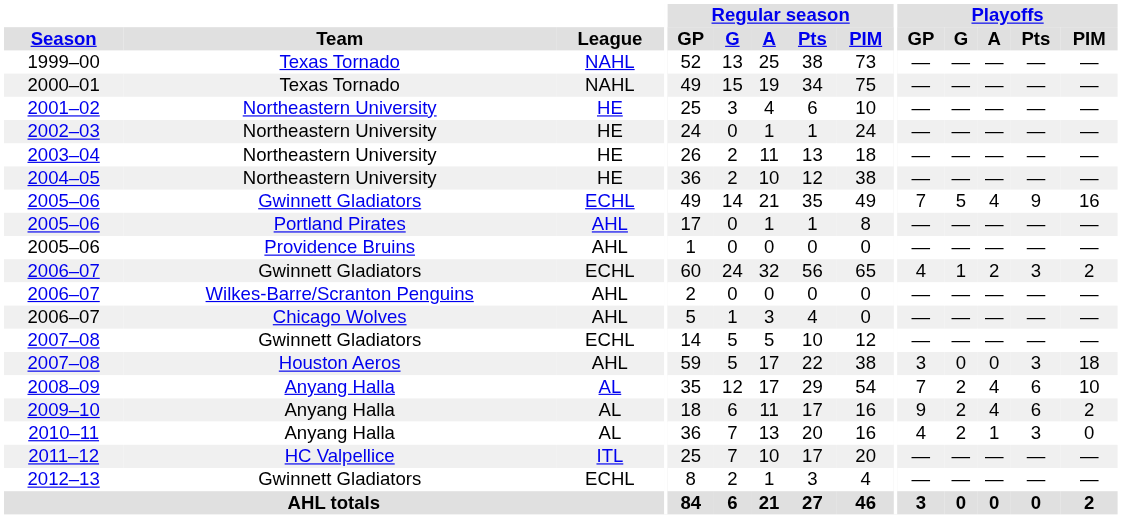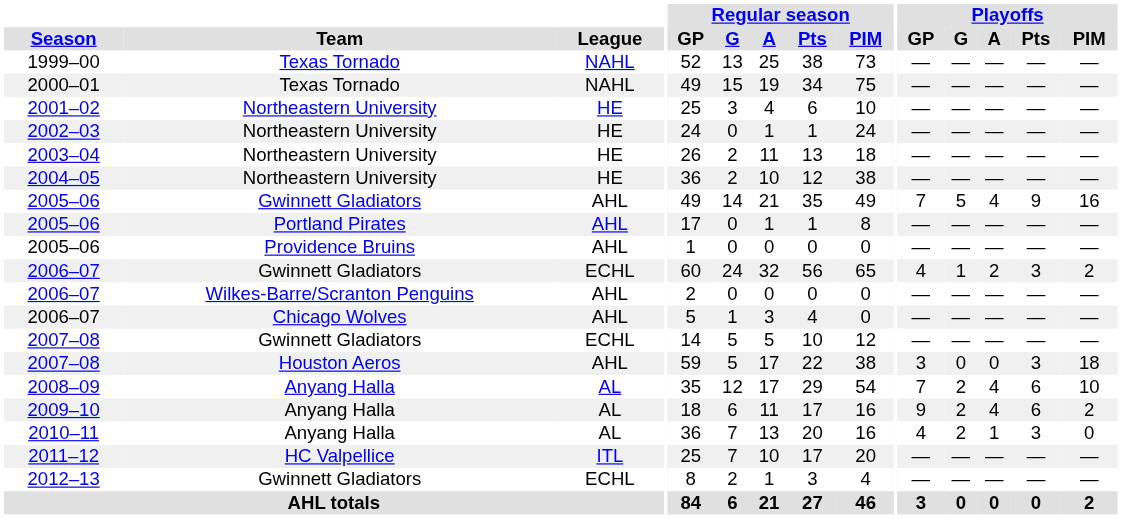(610, 201) ECHL -> (610, 201) AHL
